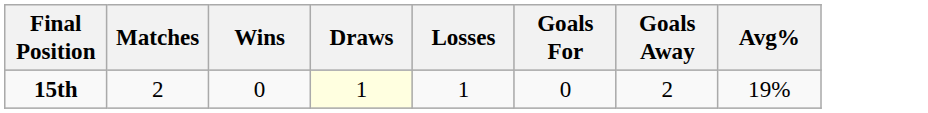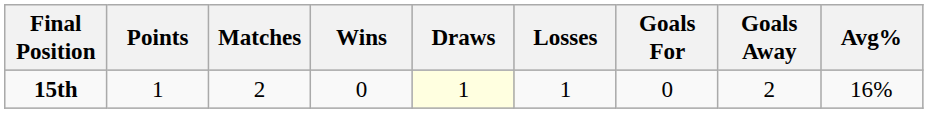+ column: (158, 37)
(769, 89) 19% -> (871, 89) 16%
